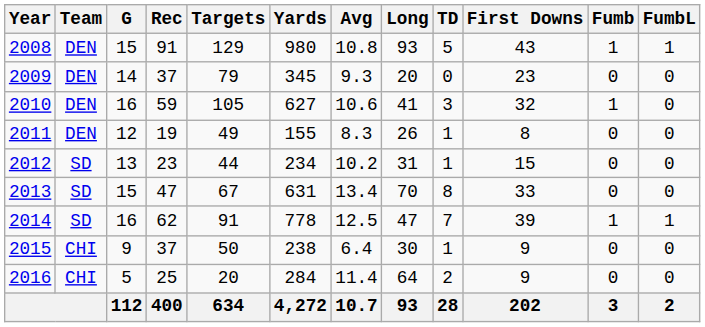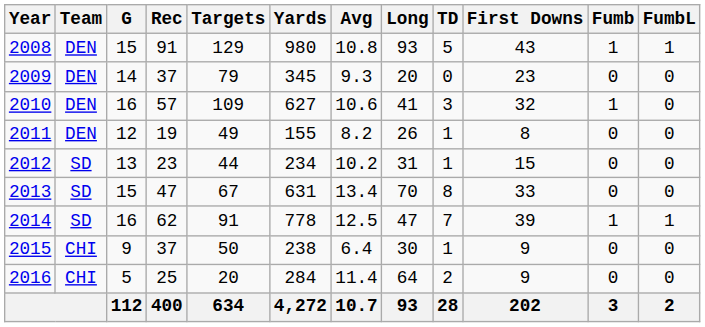(167, 106) 59 -> (167, 106) 57
(228, 106) 105 -> (228, 106) 109
(357, 134) 8.3 -> (357, 134) 8.2
